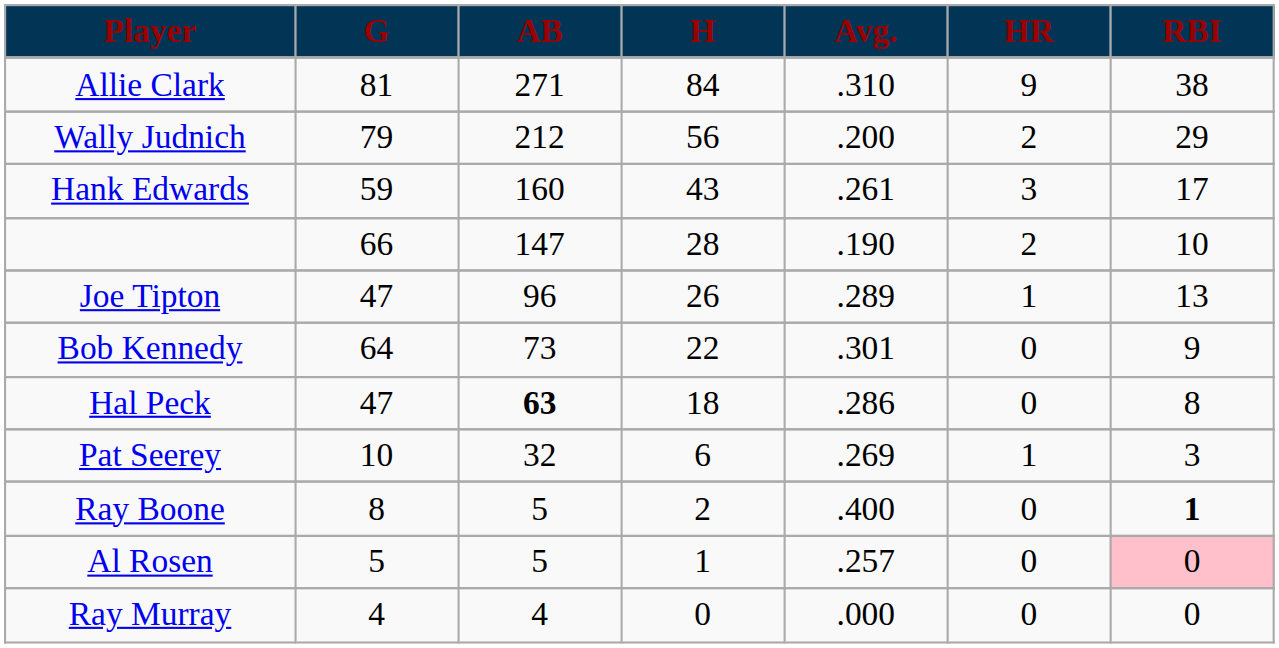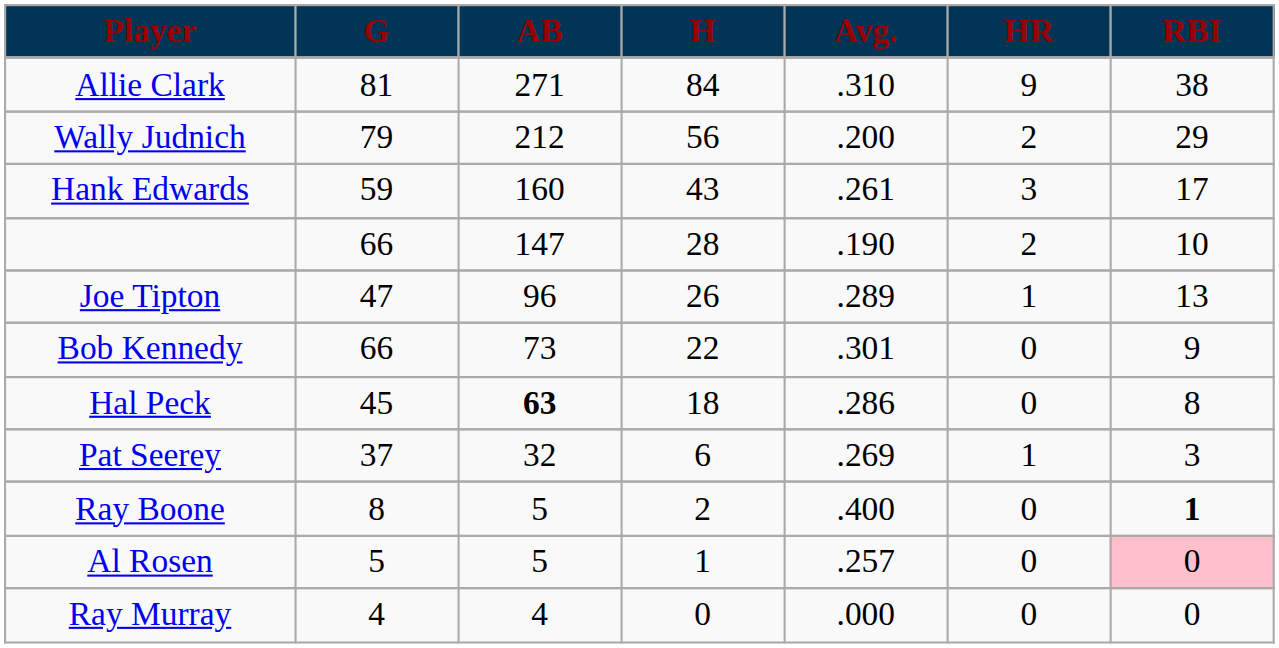(377, 349) 64 -> (377, 349) 66
(377, 402) 47 -> (377, 402) 45
(377, 455) 10 -> (377, 455) 37
